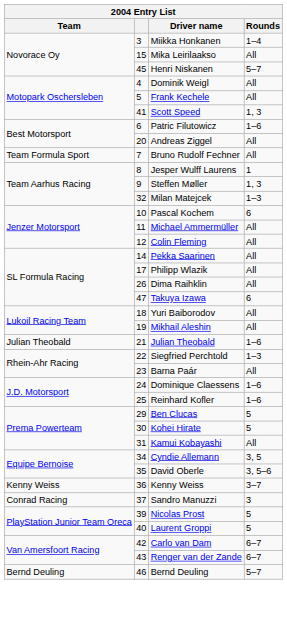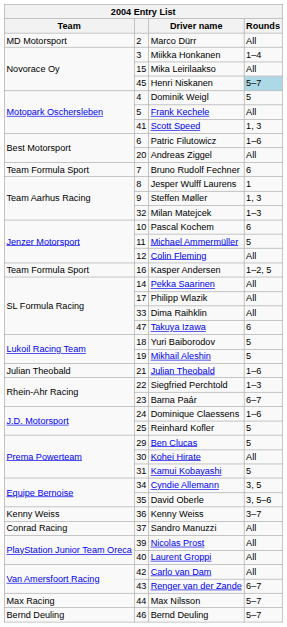+ row: (173, 40)
(254, 69) no background -> (254, 83) lightblue background
(251, 83) All -> (249, 97) 5
(251, 155) All -> (249, 169) 6
(251, 227) All -> (249, 241) 5
+ row: (186, 270)
(141, 284) 26 -> (141, 313) 33
(251, 313) All -> (249, 341) 5
(251, 327) All -> (249, 356) 5
(251, 370) All -> (254, 399) 6–7
(254, 399) 1–6 -> (249, 428) 5
(249, 428) 5 -> (251, 456) All
(251, 442) All -> (249, 471) 5
(249, 499) 3 -> (251, 528) All
(249, 514) 5 -> (251, 543) All
(249, 528) 5 -> (251, 557) All
(254, 543) 6–7 -> (251, 571) All
+ row: (175, 600)
